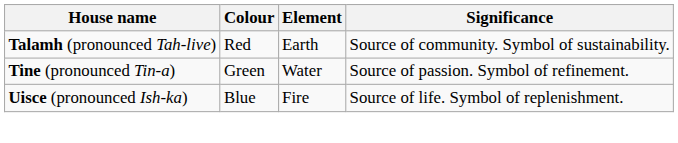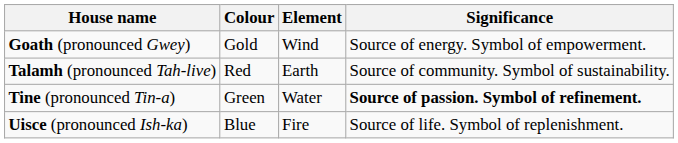+ row: (99, 44)
(489, 71) normal -> (496, 97) bold
